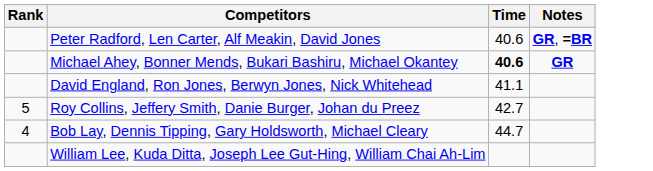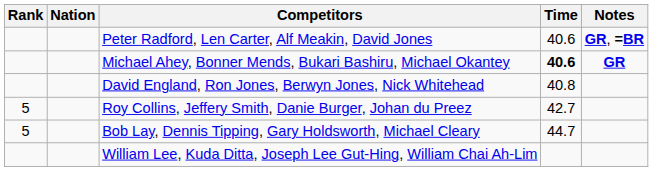+ column: (73, 16)
(509, 85) 41.1 -> (561, 85) 40.8
(26, 131) 4 -> (26, 131) 5
